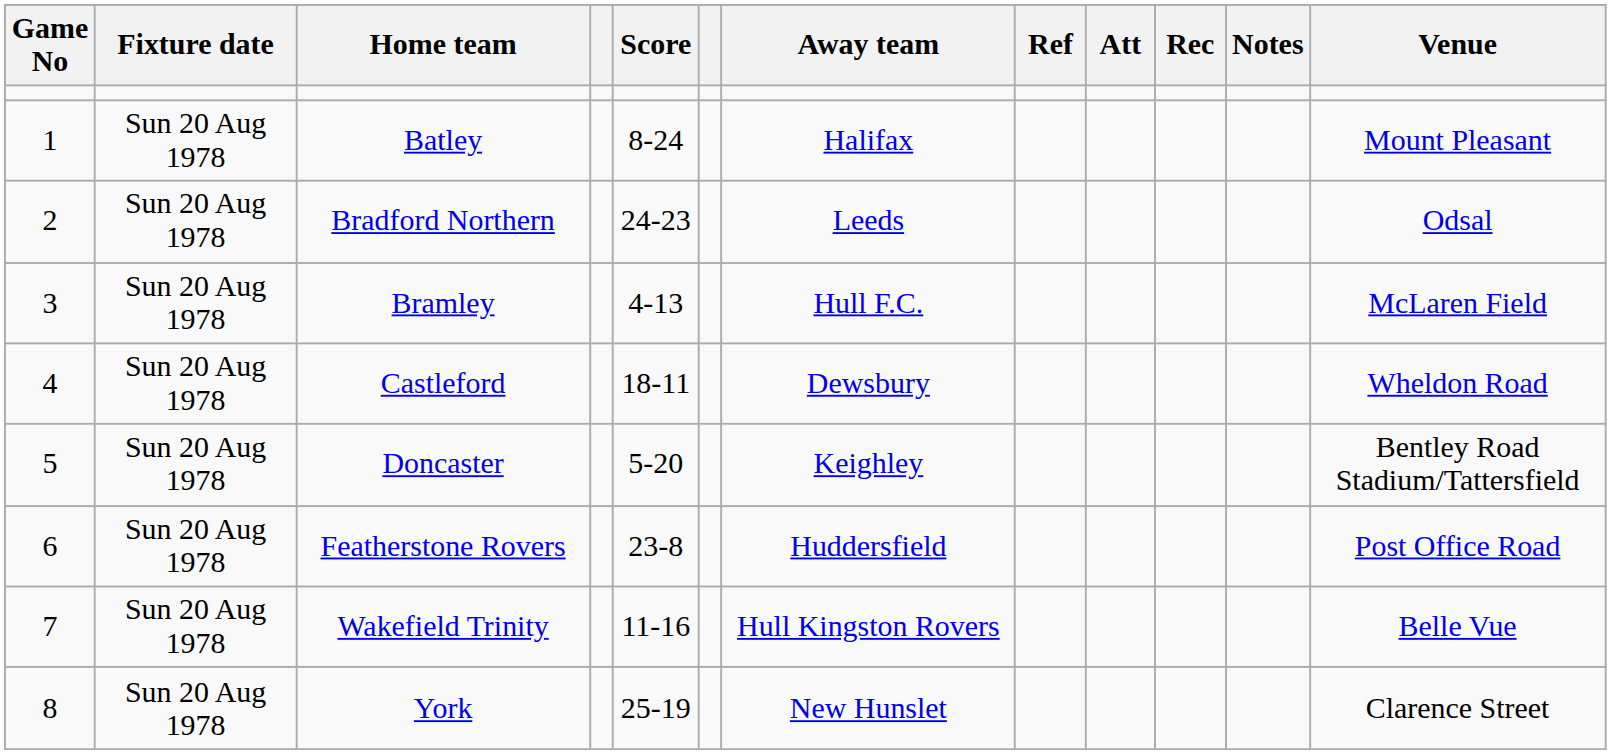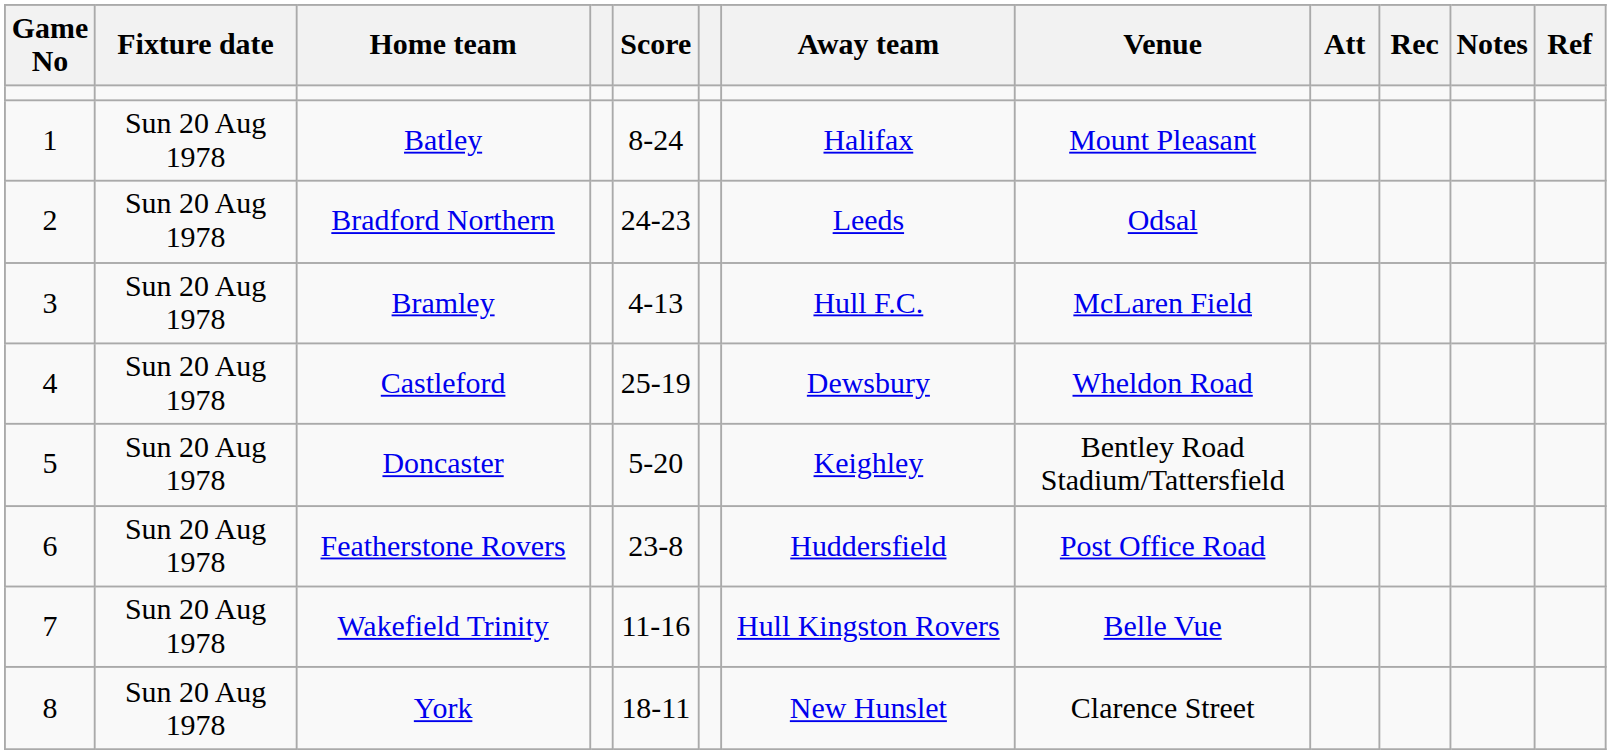columns swapped: (1458, 45) <-> (1050, 45)
(656, 383) 18-11 -> (656, 383) 25-19
(656, 707) 25-19 -> (656, 707) 18-11
